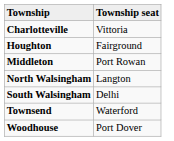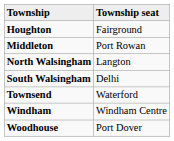- row: (37, 29)
+ row: (29, 111)
